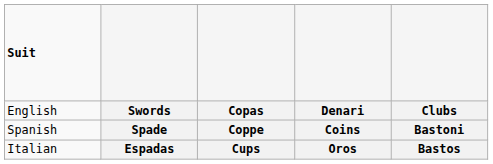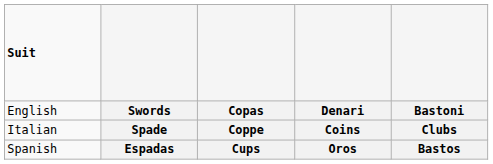(439, 111) Clubs -> (439, 111) Bastoni
(32, 130) Spanish -> (32, 130) Italian
(439, 130) Bastoni -> (439, 130) Clubs
(32, 149) Italian -> (32, 149) Spanish
